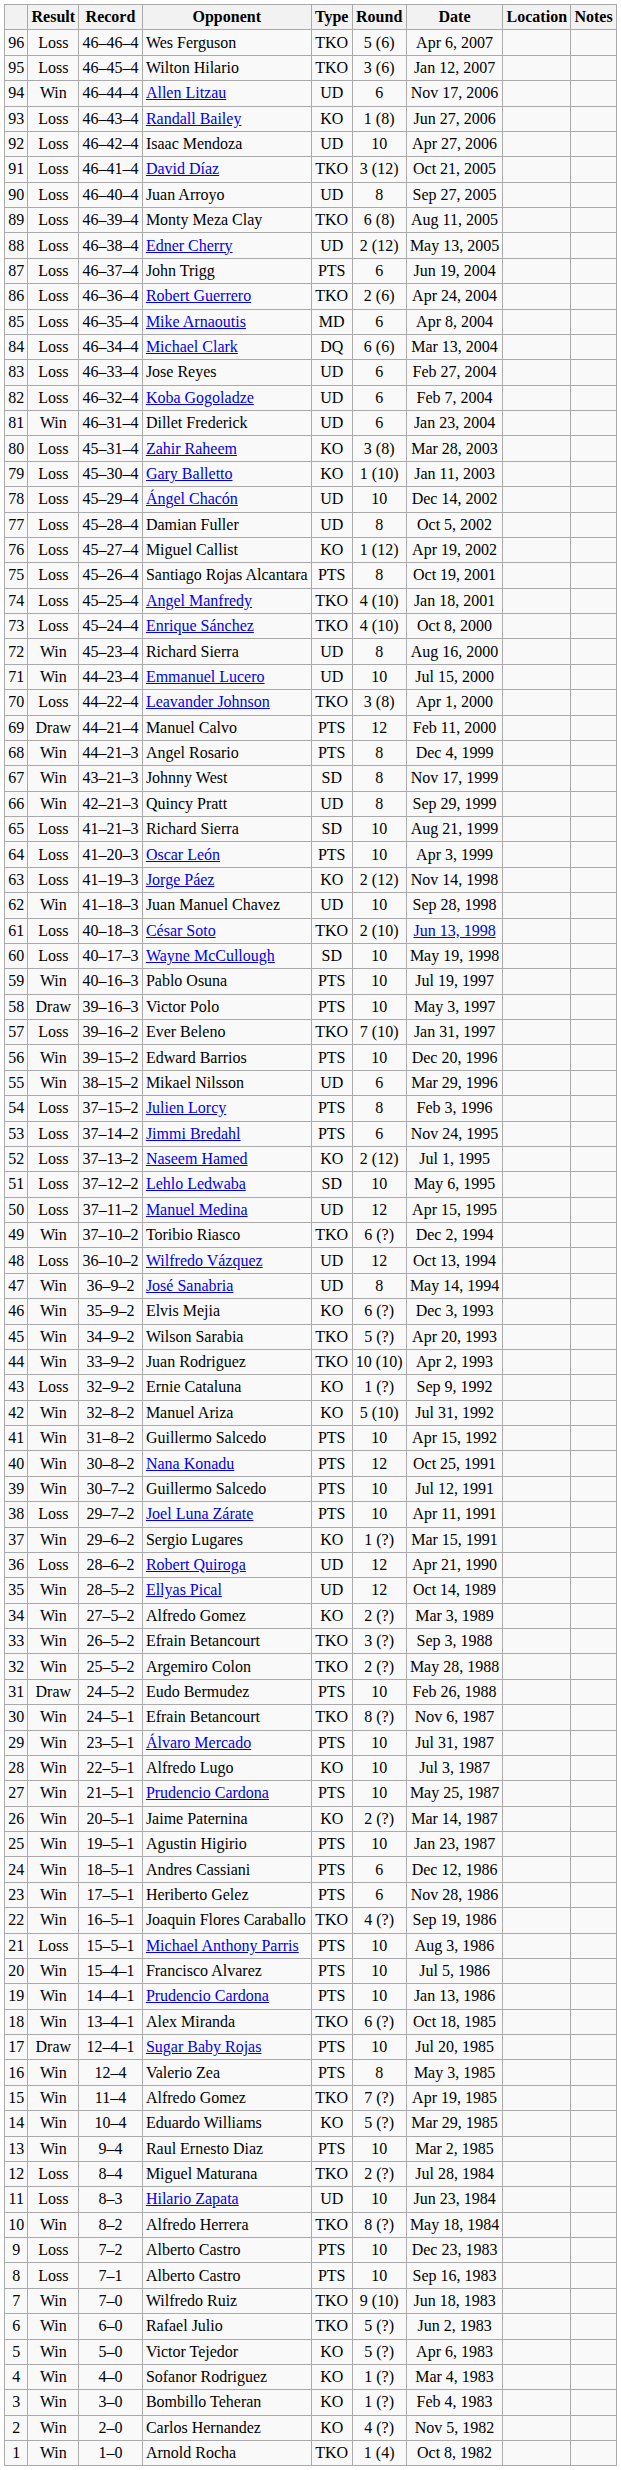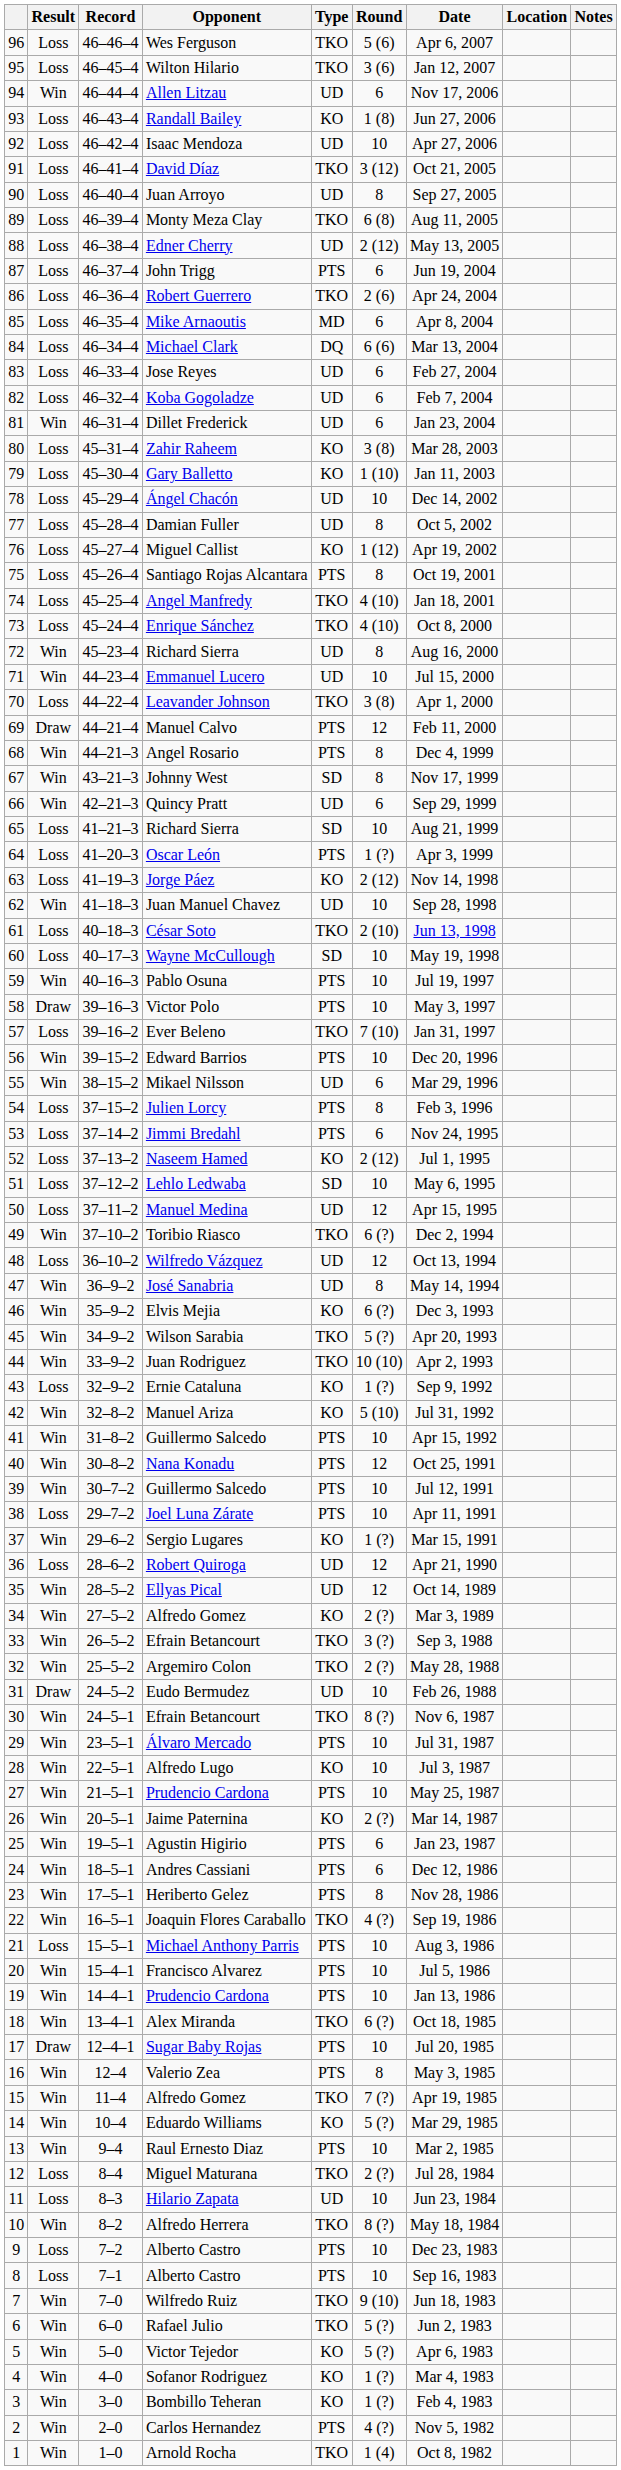(379, 803) 8 -> (379, 803) 6
(379, 854) 10 -> (379, 854) 1 (?)
(332, 1691) PTS -> (332, 1691) UD
(379, 1844) 10 -> (379, 1844) 6
(379, 1894) 6 -> (379, 1894) 8
(332, 2427) KO -> (332, 2427) PTS
